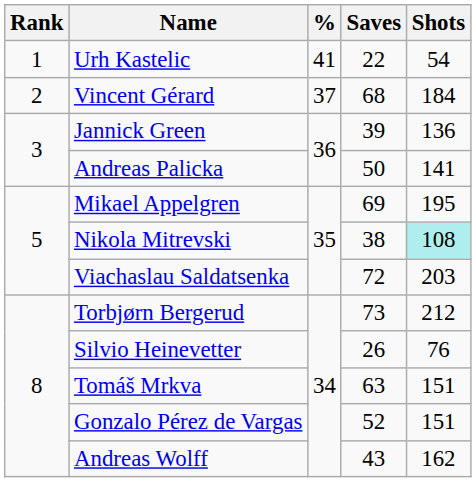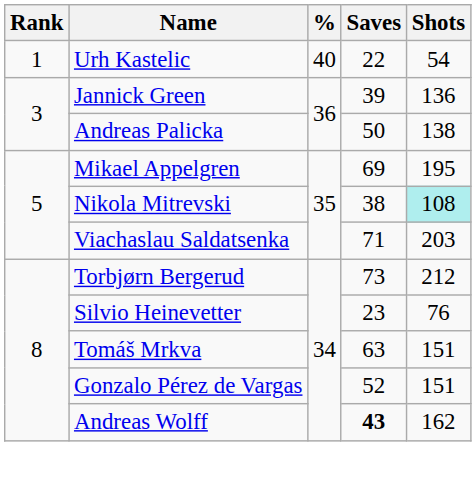(324, 58) 41 -> (324, 58) 40
- row: (144, 95)
(438, 167) 141 -> (438, 131) 138
(374, 276) 72 -> (374, 240) 71
(374, 349) 26 -> (374, 312) 23
(374, 458) normal -> (374, 421) bold
